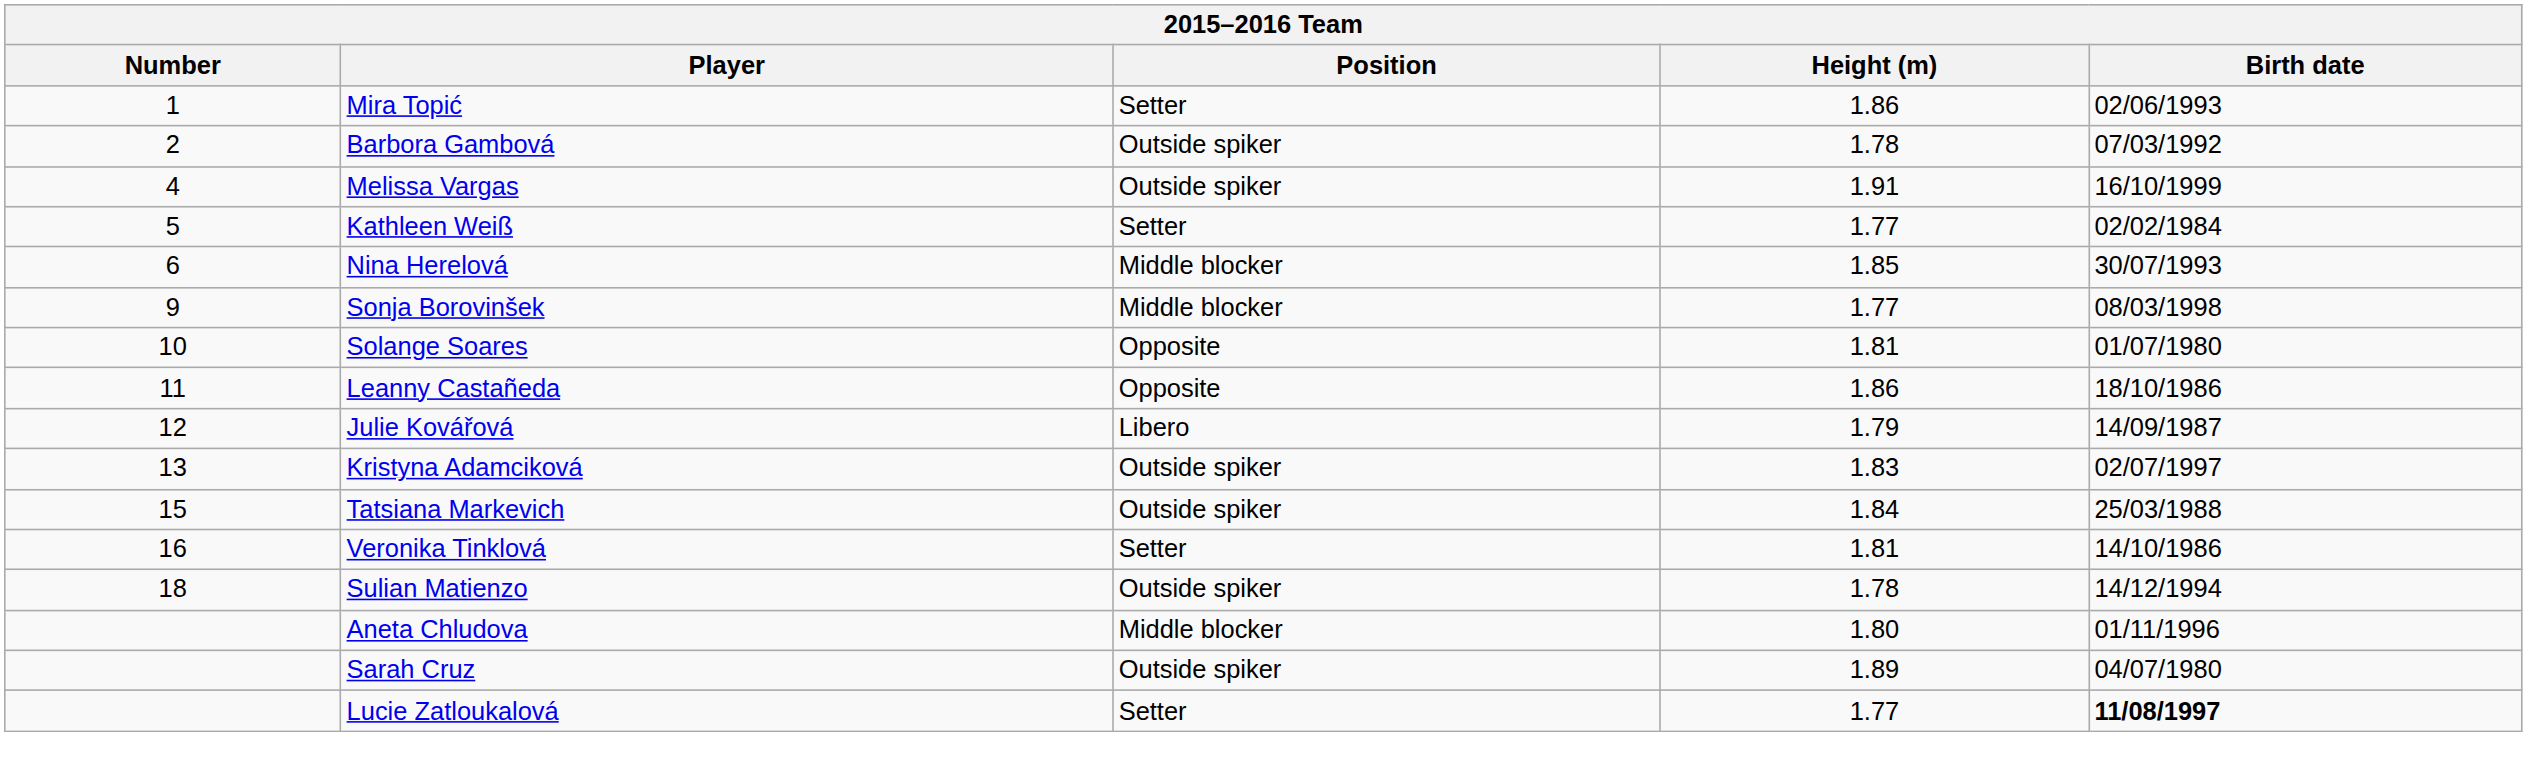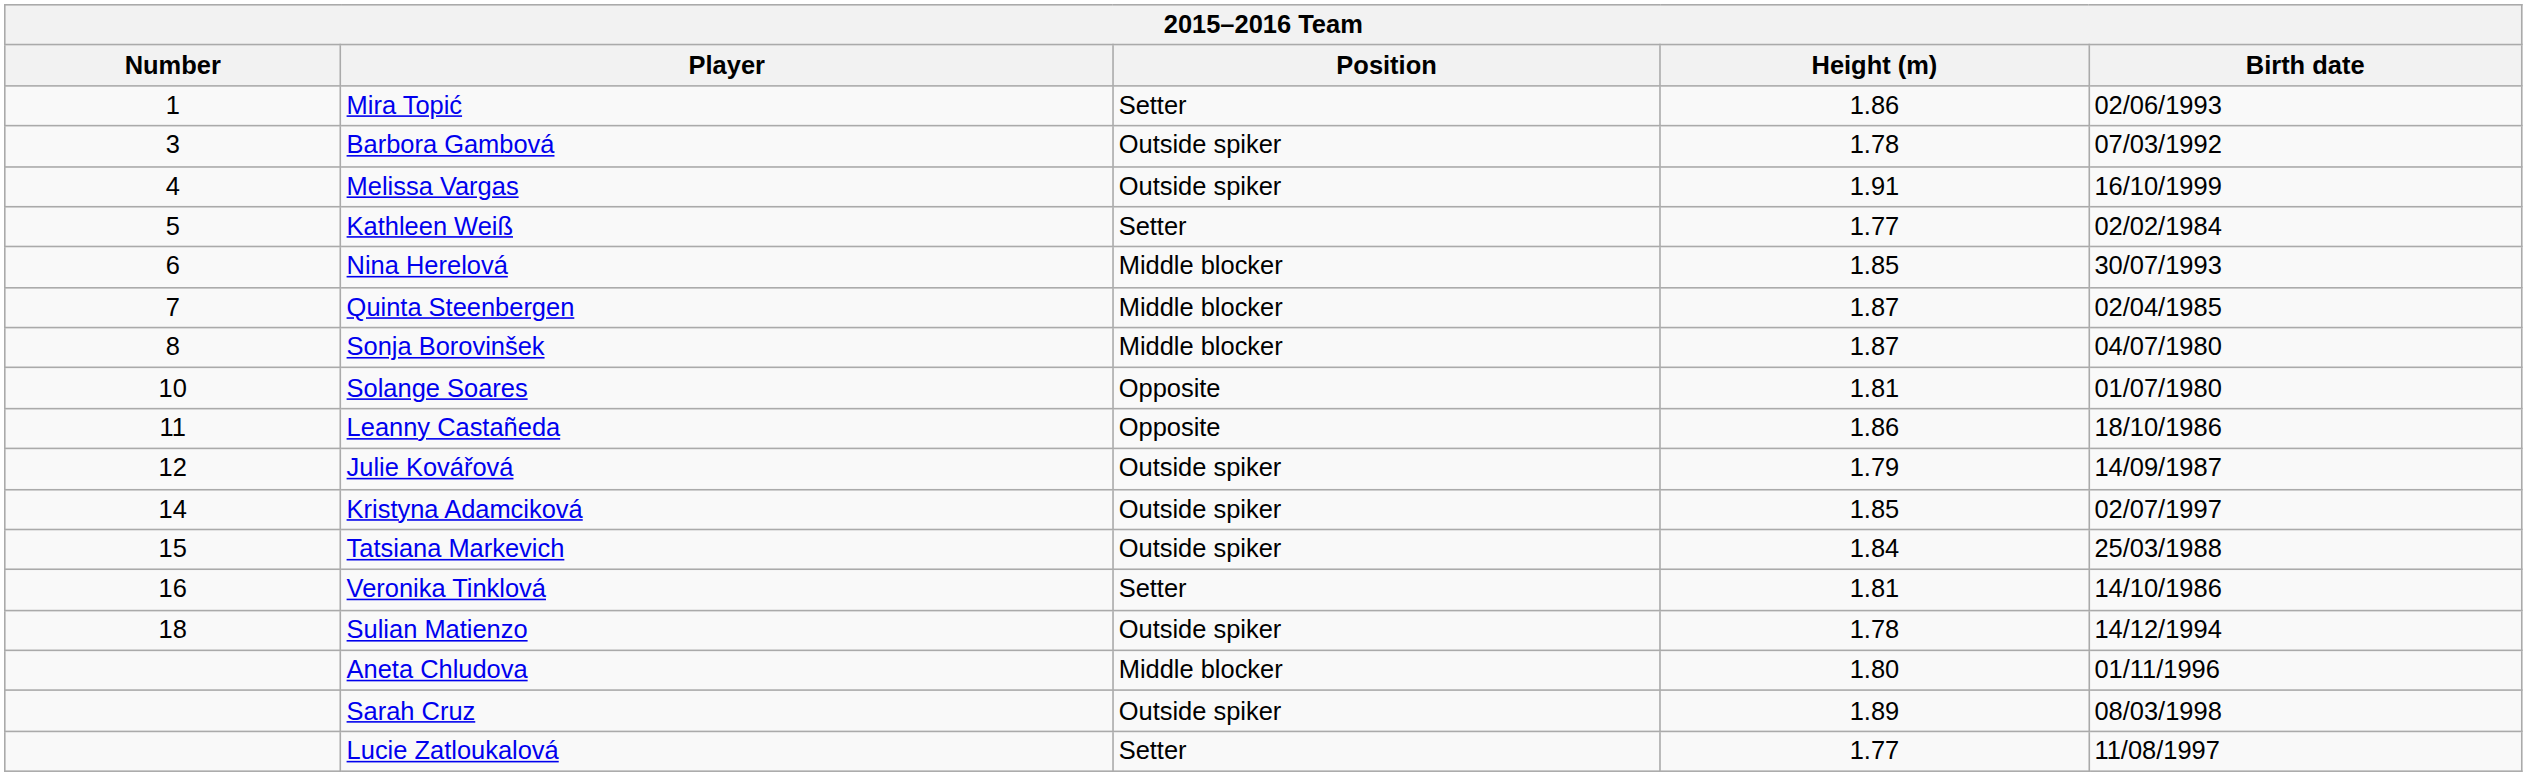(173, 145) 2 -> (173, 145) 3
+ row: (460, 307)
(173, 307) 9 -> (173, 347) 8
(1874, 307) 1.77 -> (1874, 347) 1.87
(2158, 307) 08/03/1998 -> (2158, 347) 04/07/1980
(1154, 428) Libero -> (1200, 468) Outside spiker
(173, 468) 13 -> (173, 508) 14
(1874, 468) 1.83 -> (1874, 508) 1.85
(2158, 670) 04/07/1980 -> (2158, 710) 08/03/1998
(2157, 710) bold -> (2157, 750) normal
